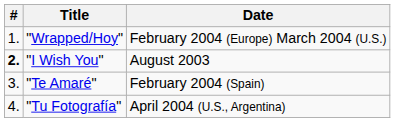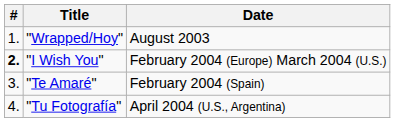(258, 38) February 2004 (Europe) March 2004 (U.S.) -> (170, 38) August 2003
(170, 60) August 2003 -> (258, 60) February 2004 (Europe) March 2004 (U.S.)
